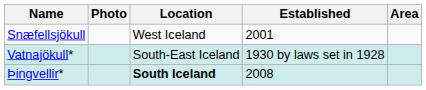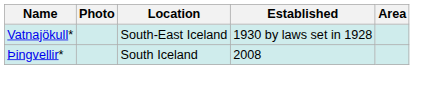- row: (46, 34)
(174, 74) bold -> (159, 54) normal
